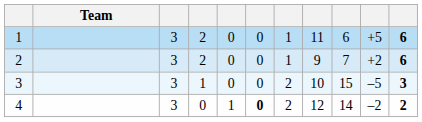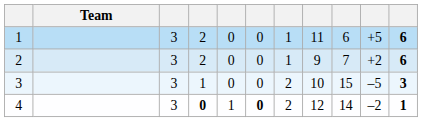(203, 104) normal -> (203, 104) bold
(403, 104) 2 -> (403, 104) 1
